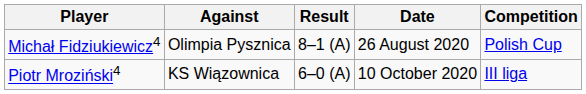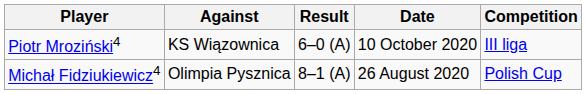rows swapped: (84, 44) <-> (64, 74)
